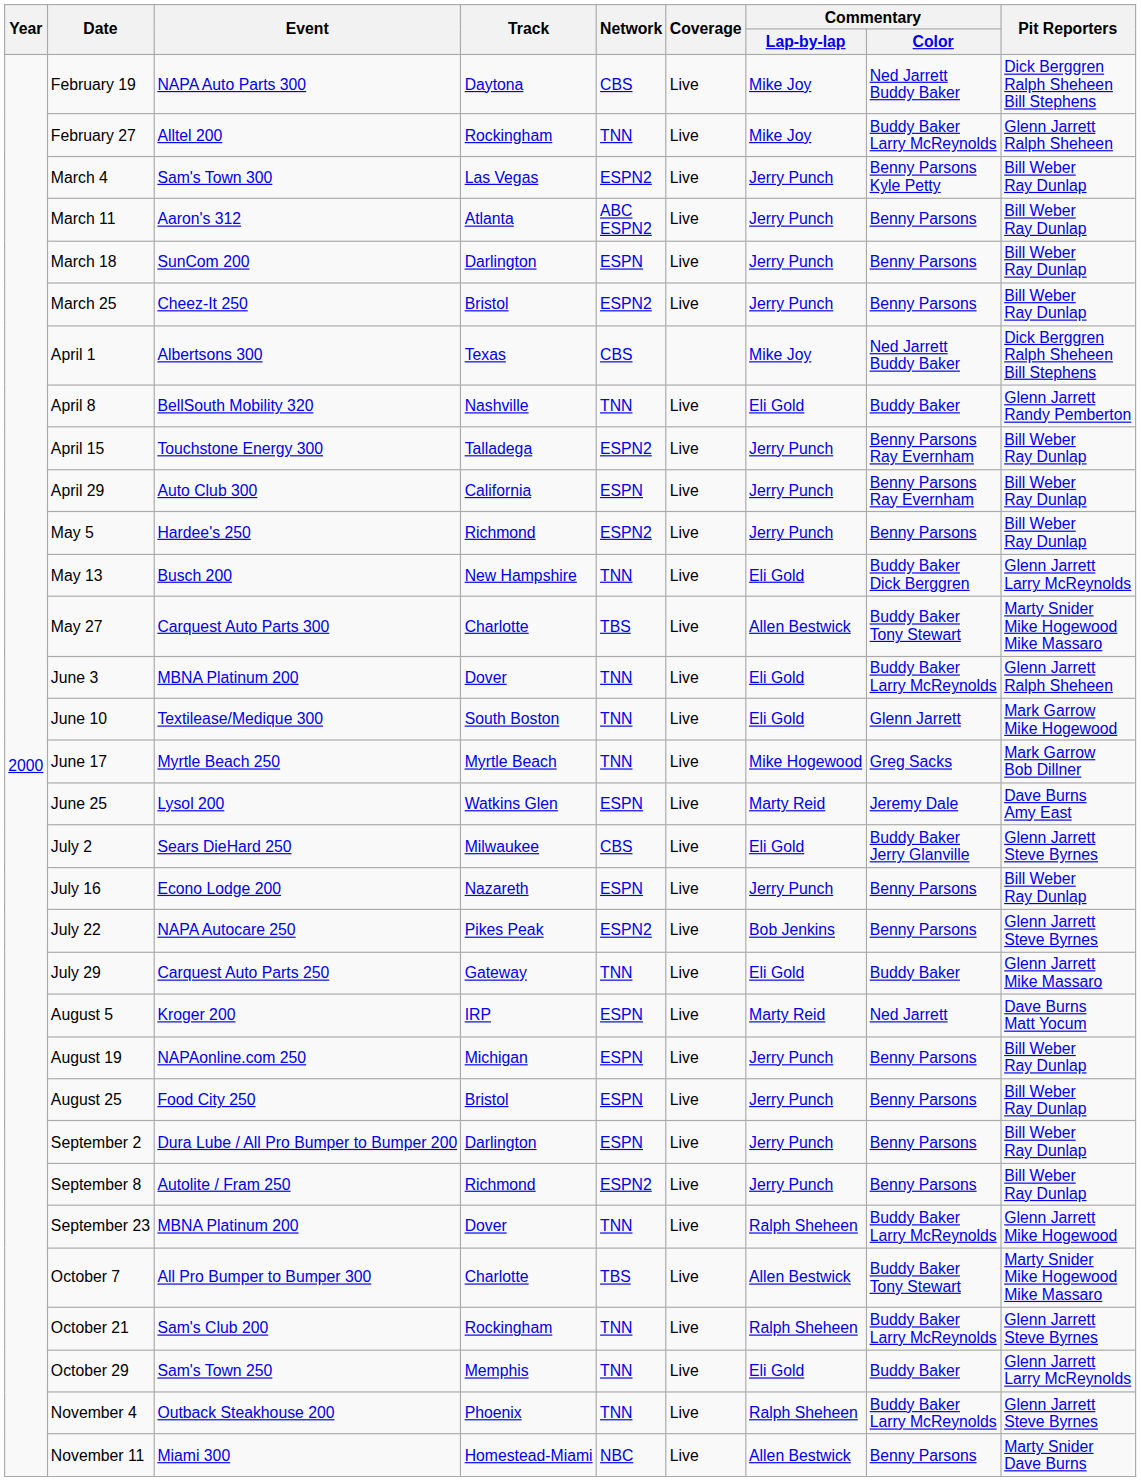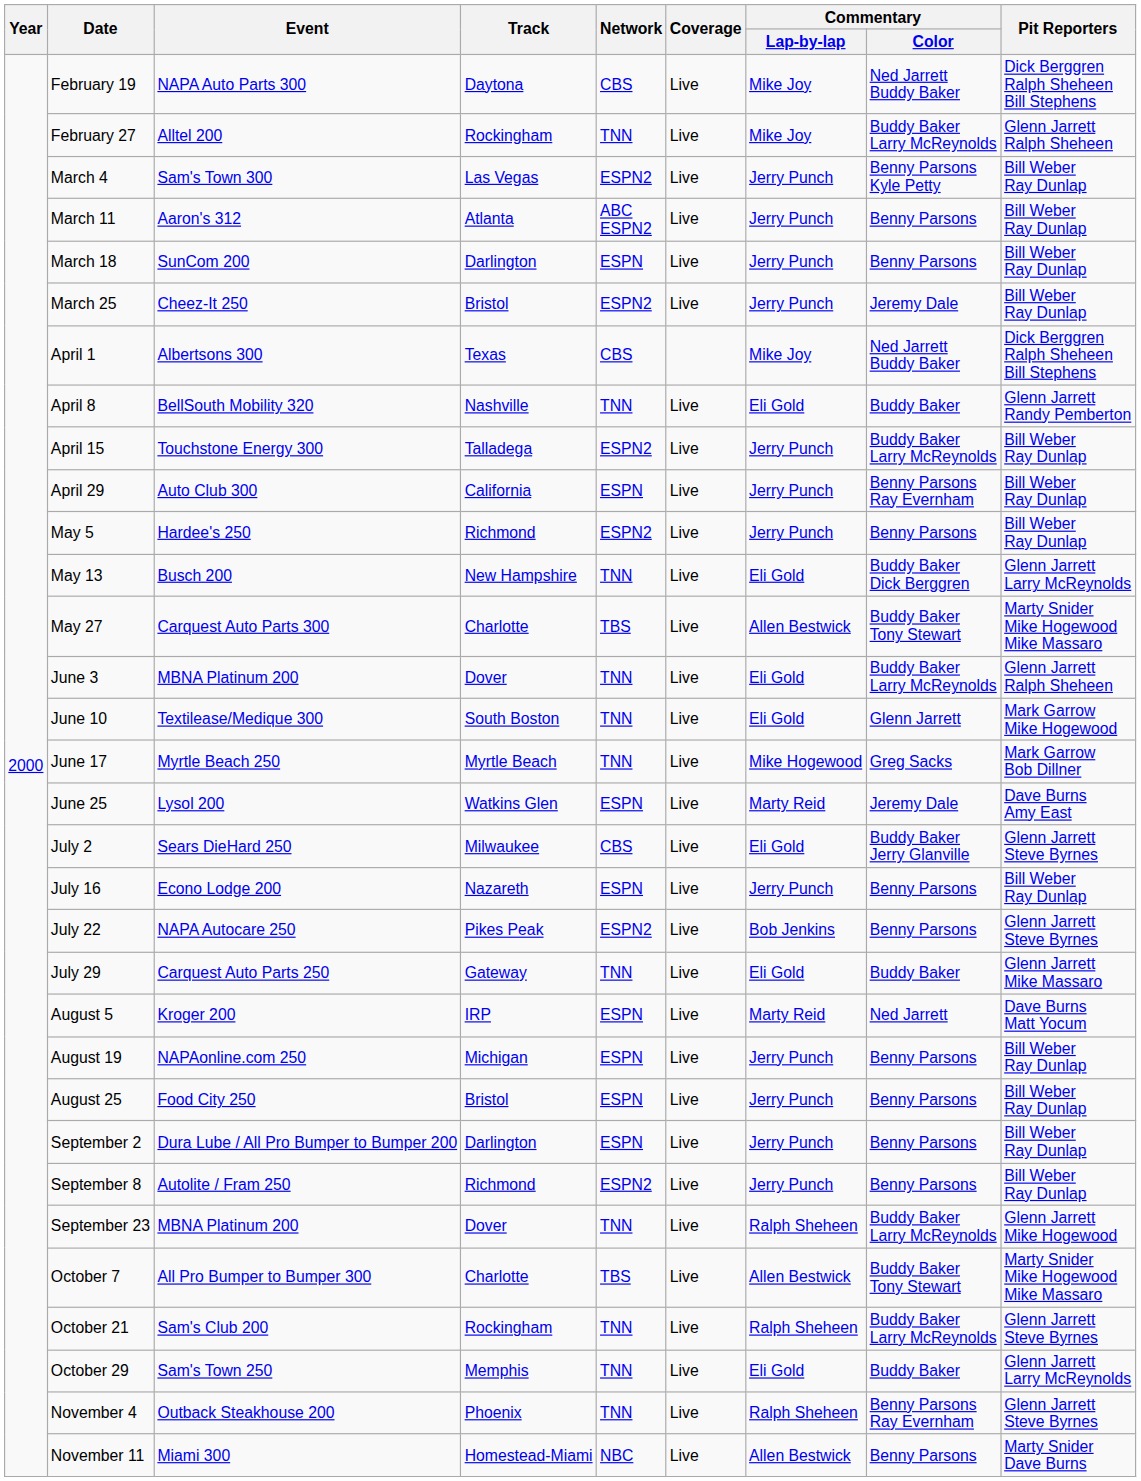(923, 304) Benny Parsons -> (914, 304) Jeremy Dale
(923, 448) Benny Parsons Ray Evernham -> (933, 448) Buddy Baker Larry McReynolds
(933, 1413) Buddy Baker Larry McReynolds -> (923, 1413) Benny Parsons Ray Evernham
